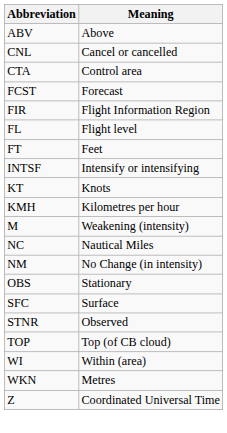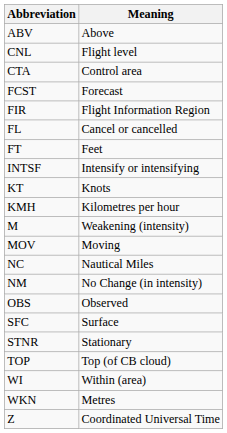(129, 52) Cancel or cancelled -> (109, 52) Flight level
(109, 129) Flight level -> (129, 129) Cancel or cancelled
+ row: (21, 245)
(106, 284) Stationary -> (105, 303) Observed
(105, 322) Observed -> (106, 341) Stationary
